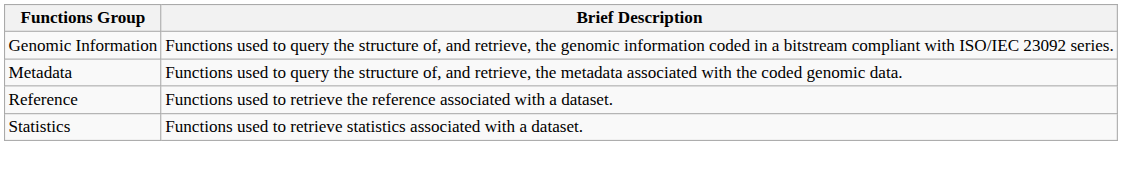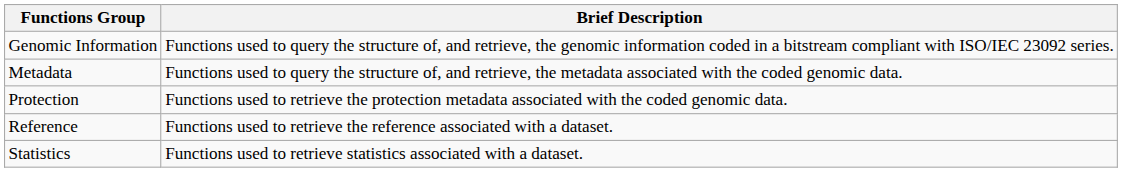+ row: (44, 99)
